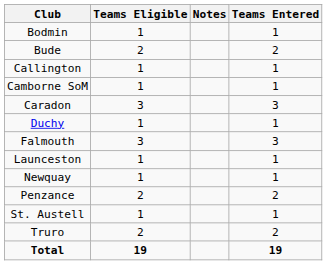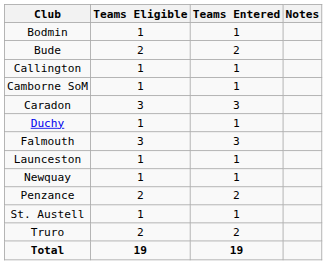columns swapped: (275, 14) <-> (210, 14)
